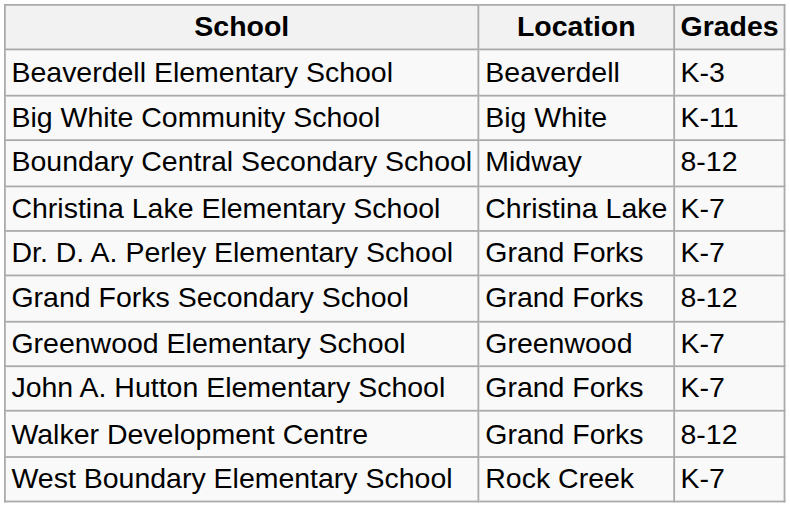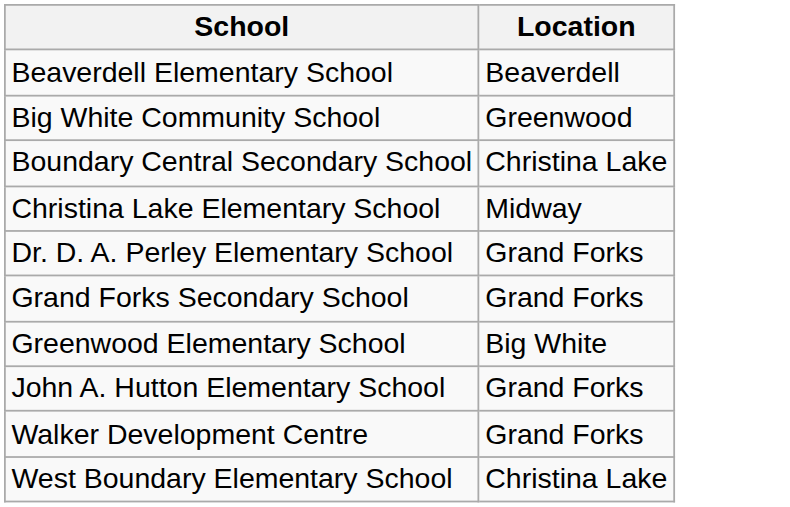- column: (730, 27)
(546, 117) Big White -> (559, 117) Greenwood
(534, 162) Midway -> (576, 162) Christina Lake
(576, 207) Christina Lake -> (534, 207) Midway
(559, 343) Greenwood -> (546, 343) Big White
(560, 478) Rock Creek -> (576, 478) Christina Lake
